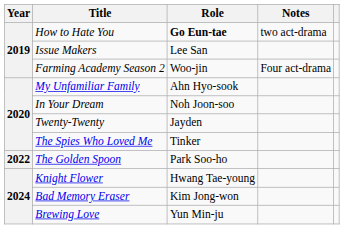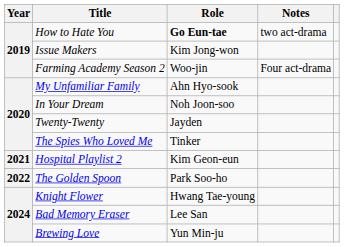(189, 50) Lee San -> (204, 50) Kim Jong-won
+ row: (79, 159)
(204, 196) Kim Jong-won -> (189, 214) Lee San
